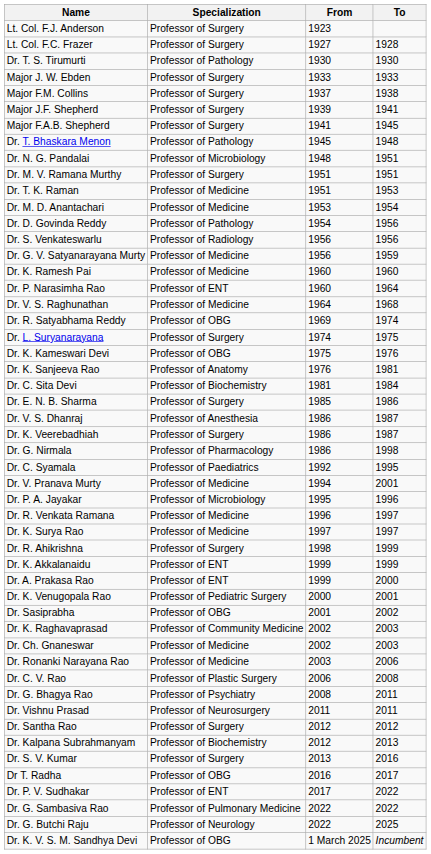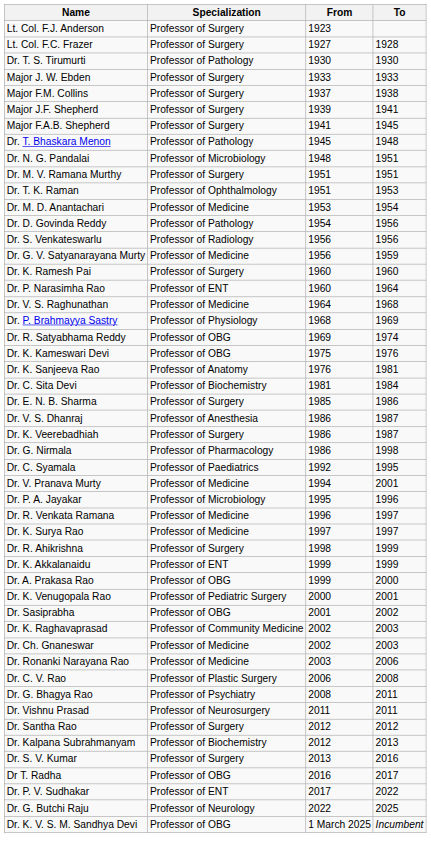(199, 191) Professor of Medicine -> (213, 191) Professor of Ophthalmology
(199, 272) Professor of Medicine -> (197, 272) Professor of Surgery
+ row: (62, 321)
- row: (55, 337)
(189, 581) Professor of ENT -> (190, 581) Professor of OBG
- row: (58, 808)
